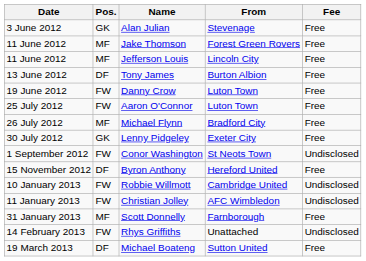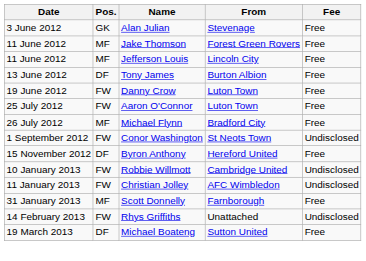- row: (155, 138)
